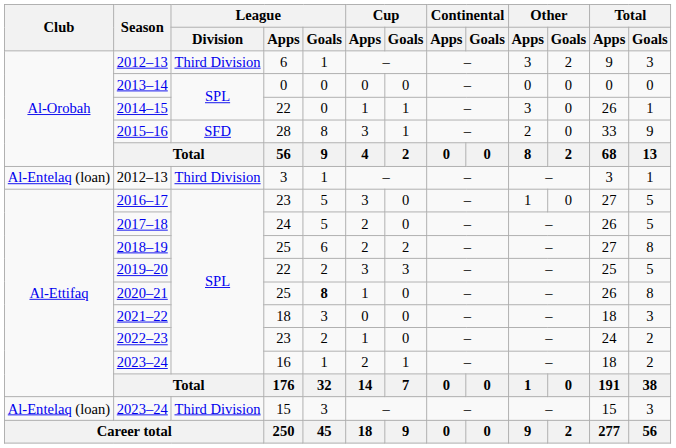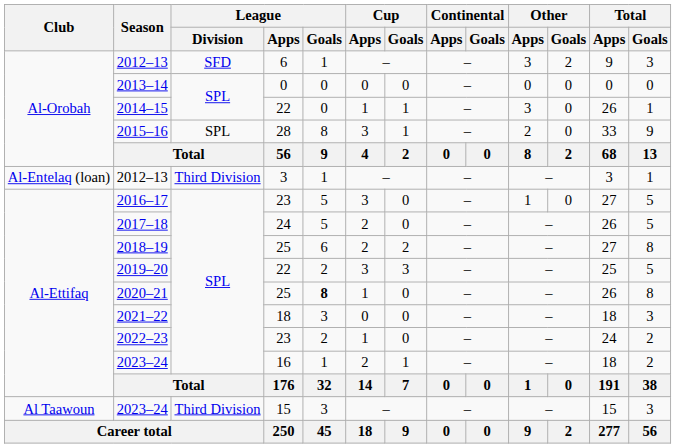(218, 62) Third Division -> (218, 62) SFD
(218, 131) SFD -> (218, 131) SPL
(59, 408) Al-Entelaq (loan) -> (59, 408) Al Taawoun
